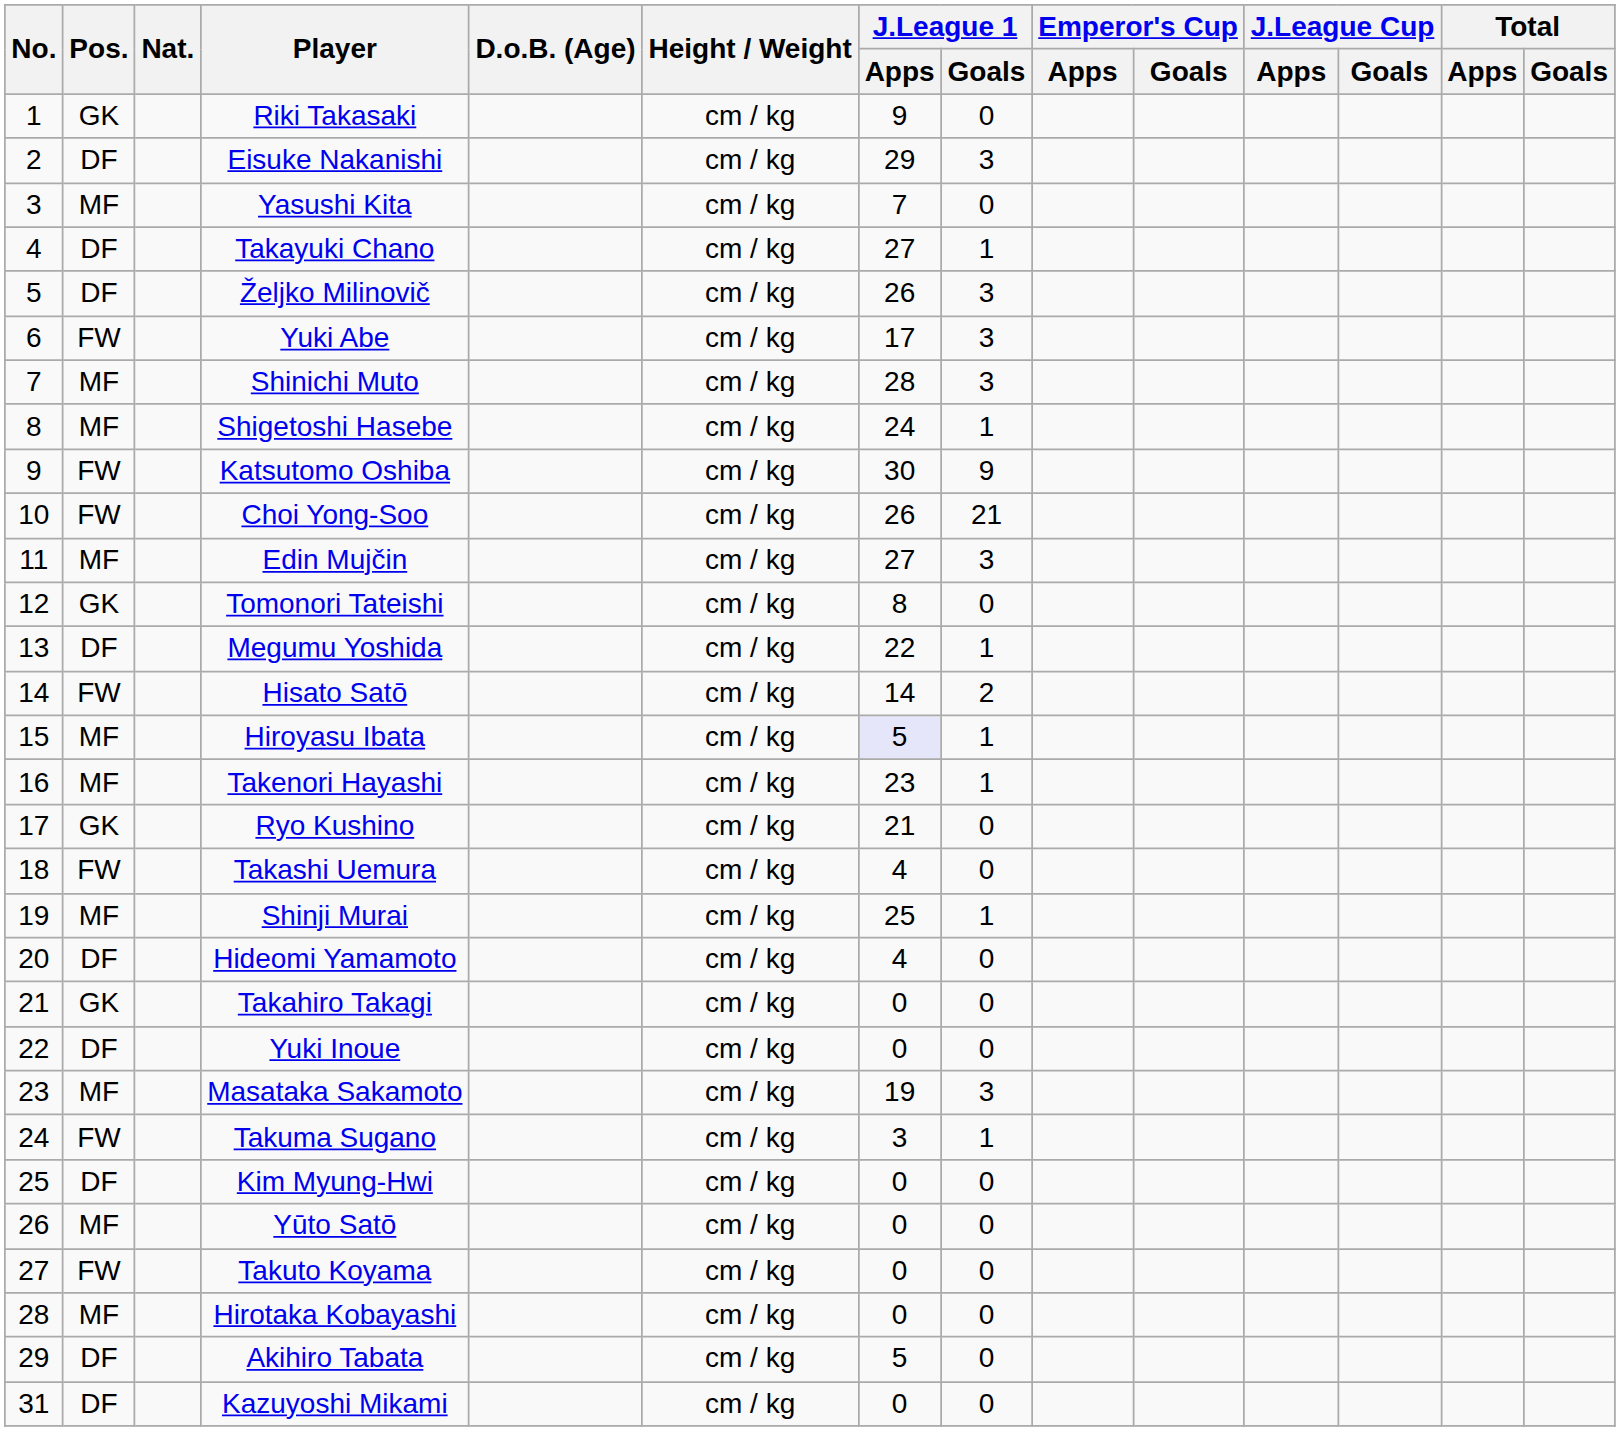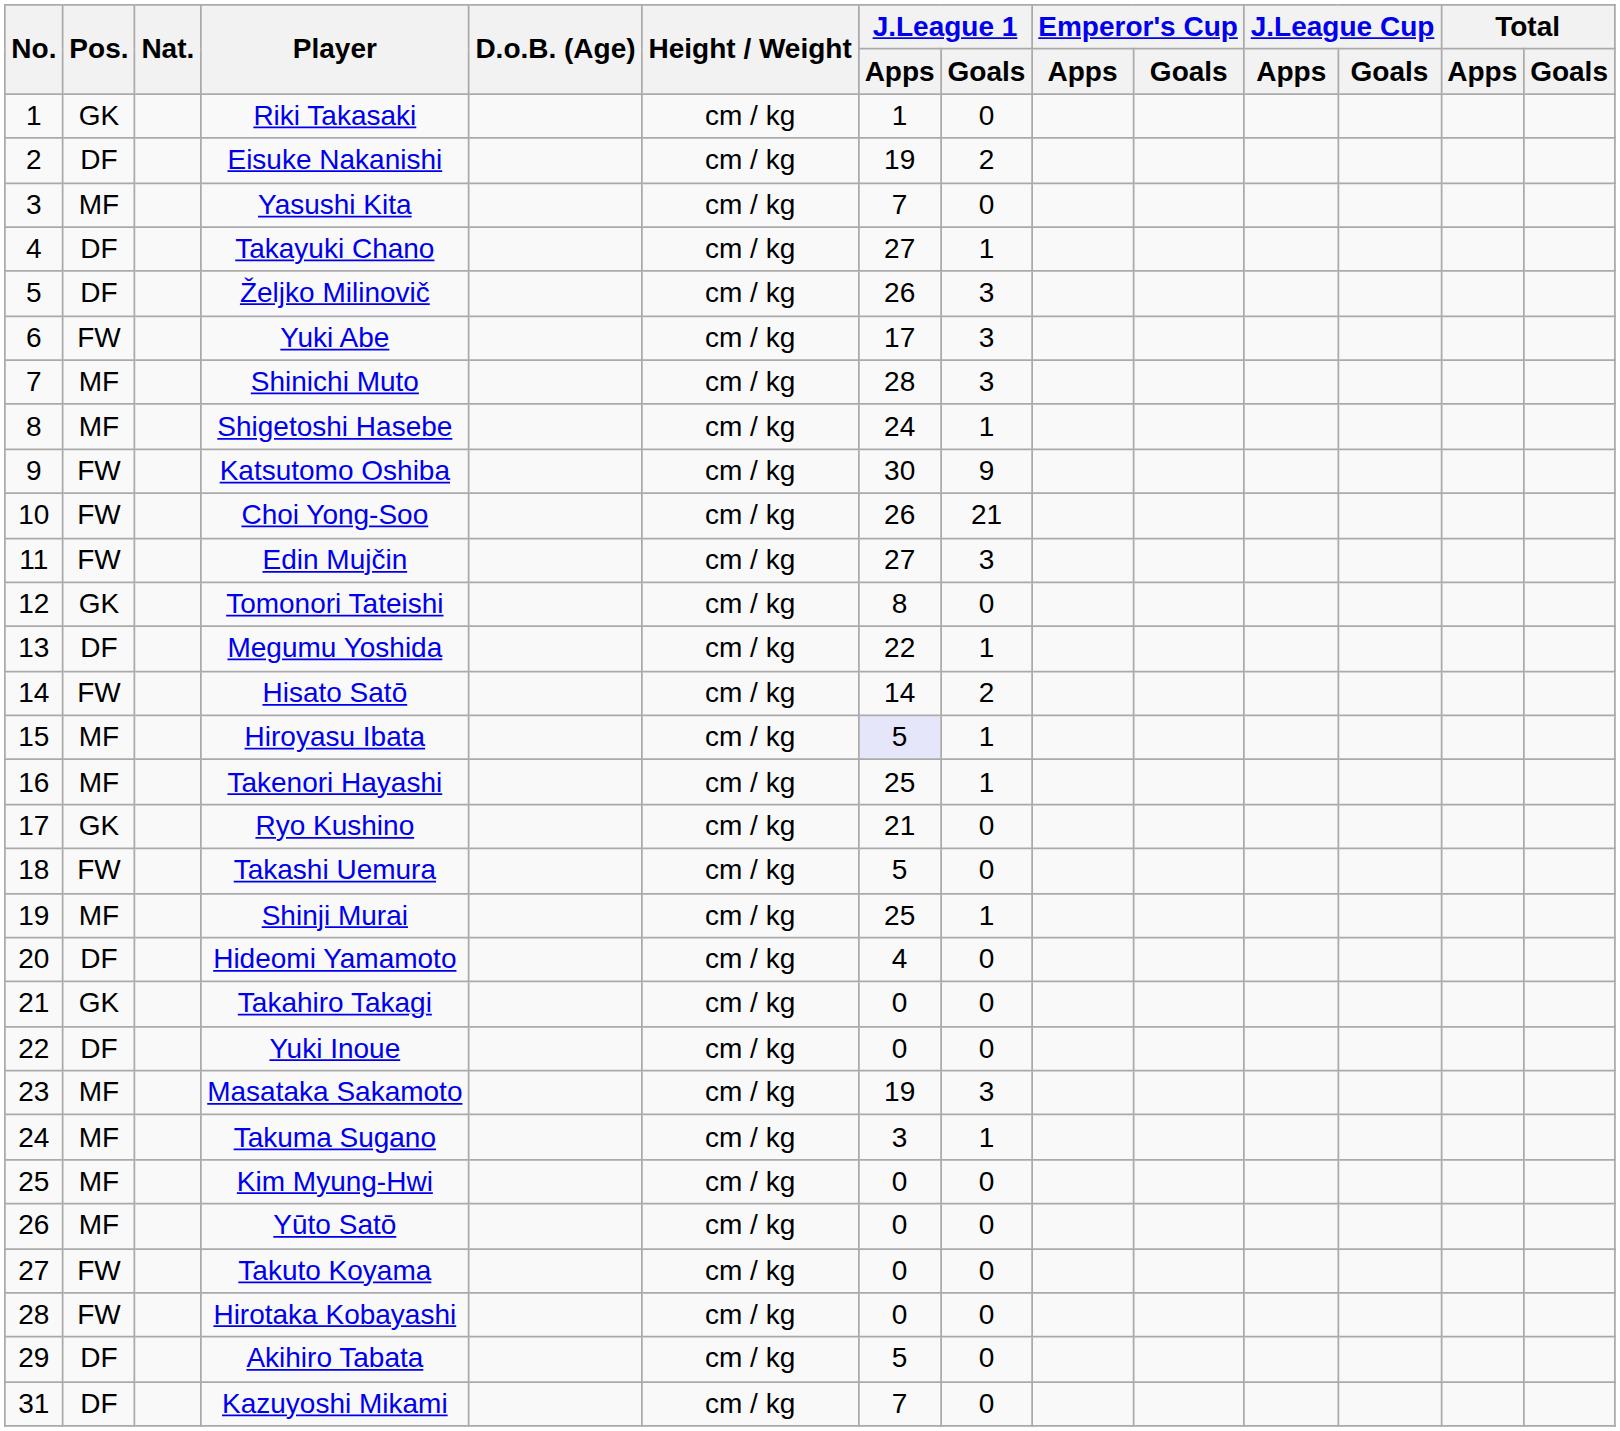(900, 115) 9 -> (900, 115) 1
(900, 159) 29 -> (900, 159) 19
(986, 159) 3 -> (986, 159) 2
(99, 559) MF -> (99, 559) FW
(900, 781) 23 -> (900, 781) 25
(900, 870) 4 -> (900, 870) 5
(99, 1136) FW -> (99, 1136) MF
(99, 1181) DF -> (99, 1181) MF
(99, 1314) MF -> (99, 1314) FW
(900, 1403) 0 -> (900, 1403) 7
